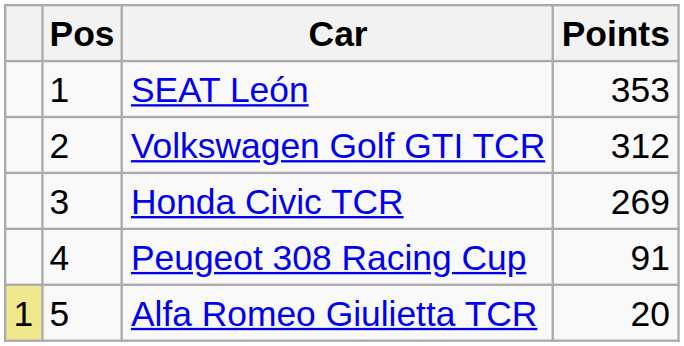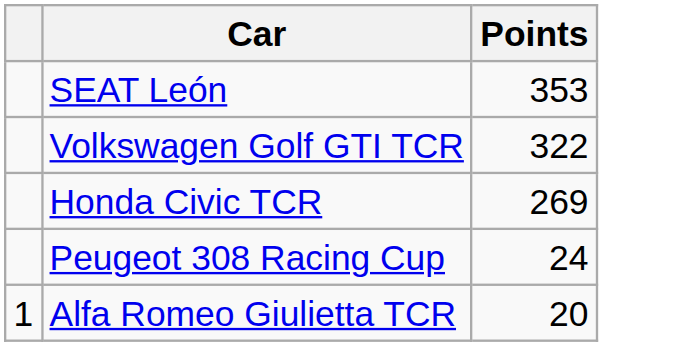- column: (82, 33)
(640, 146) 312 -> (559, 146) 322
(650, 258) 91 -> (569, 258) 24
(23, 314) khaki background -> (23, 314) no background
